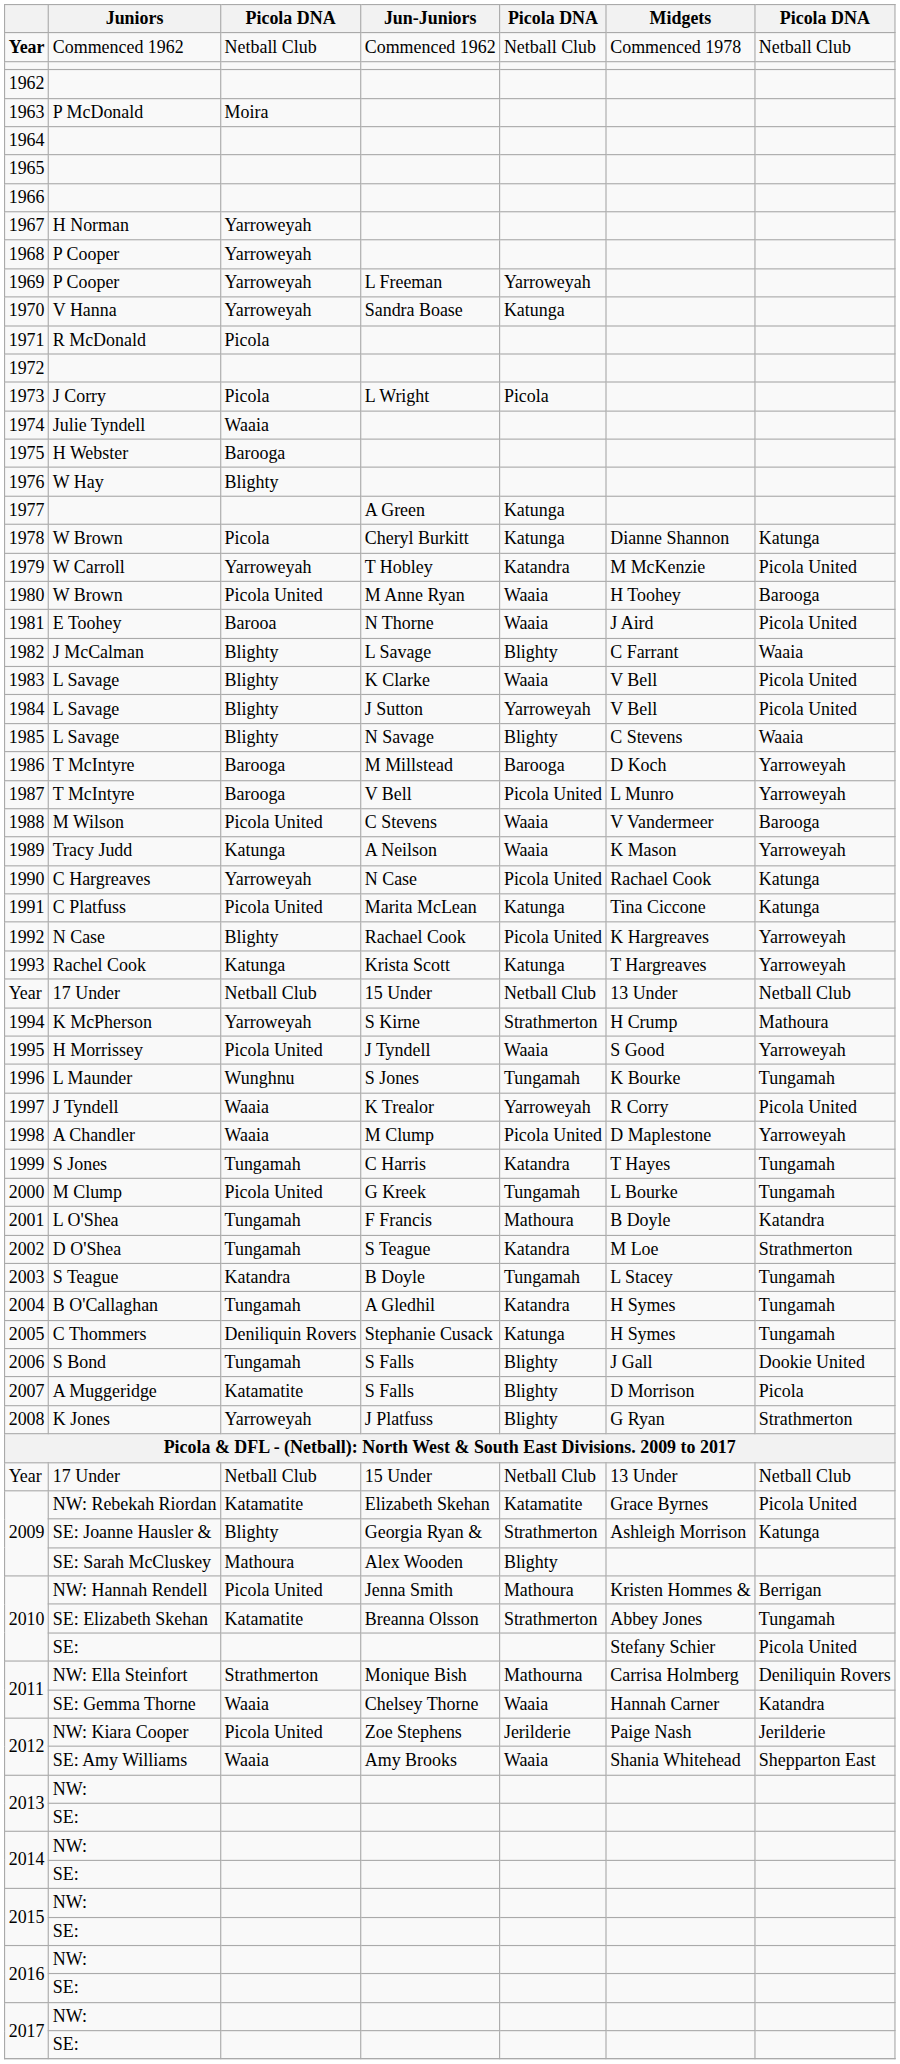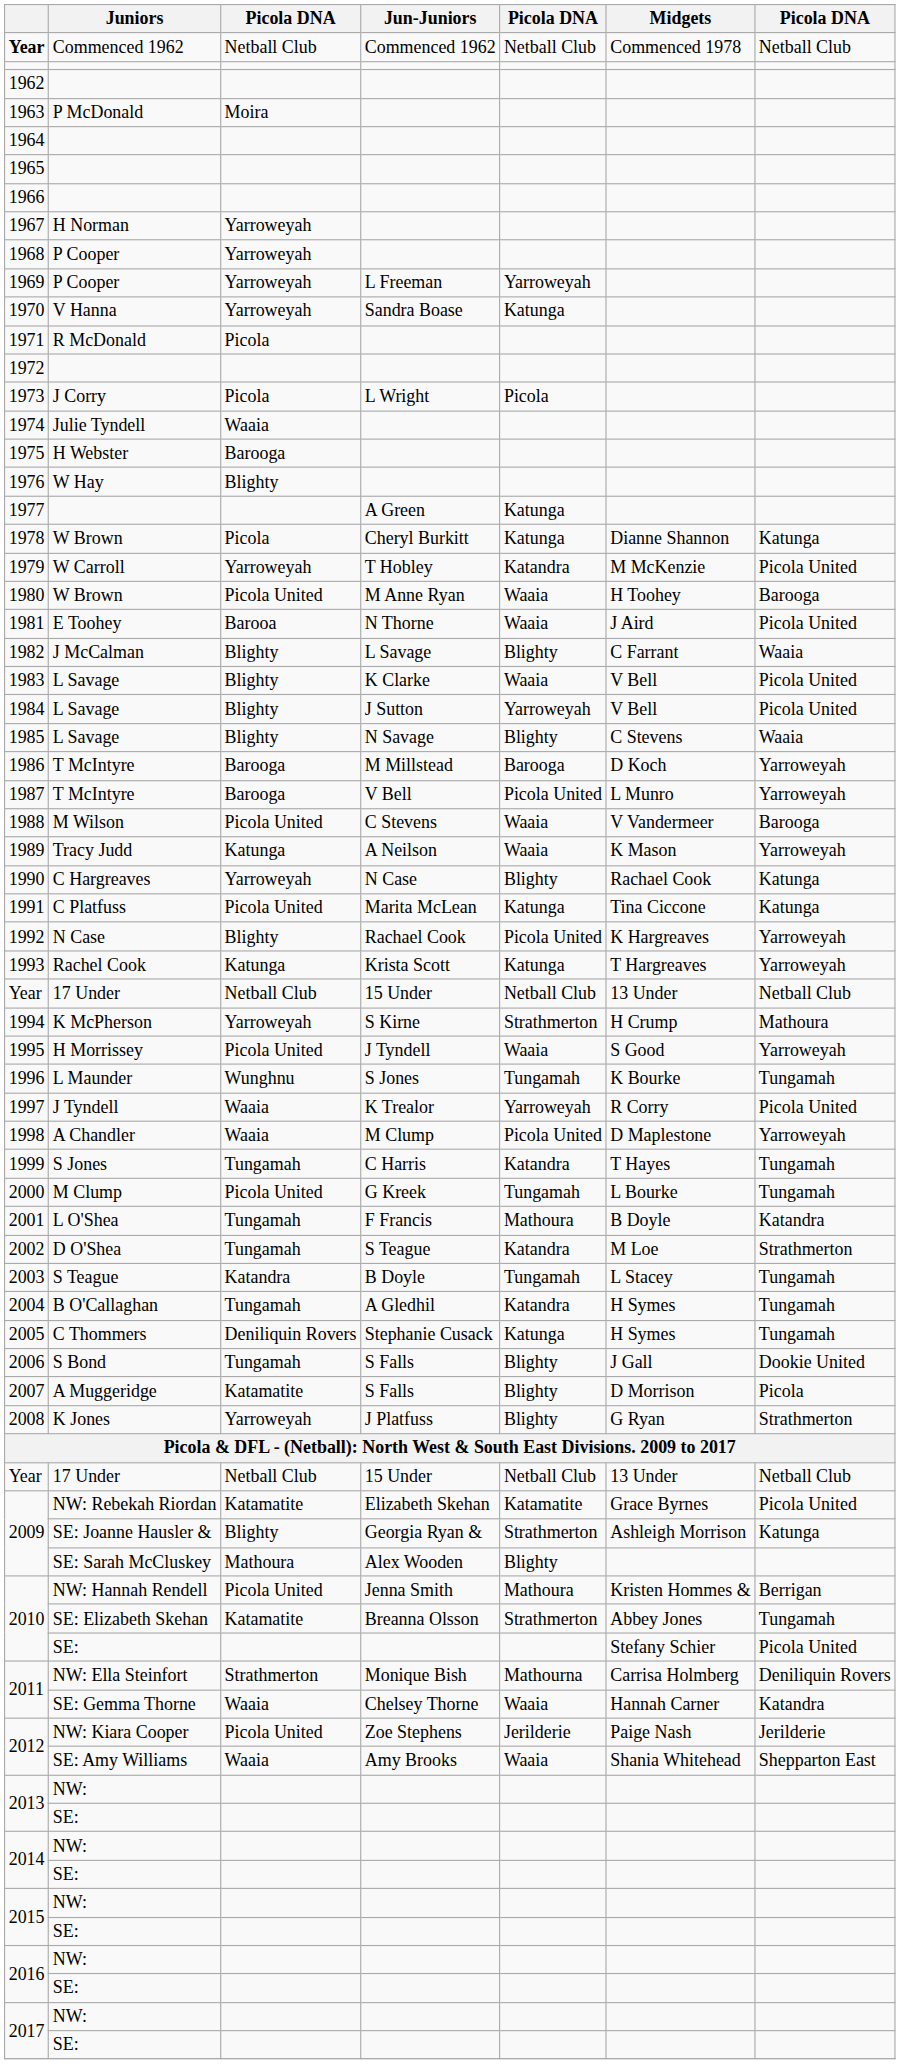(553, 879) Picola United -> (531, 879) Blighty
